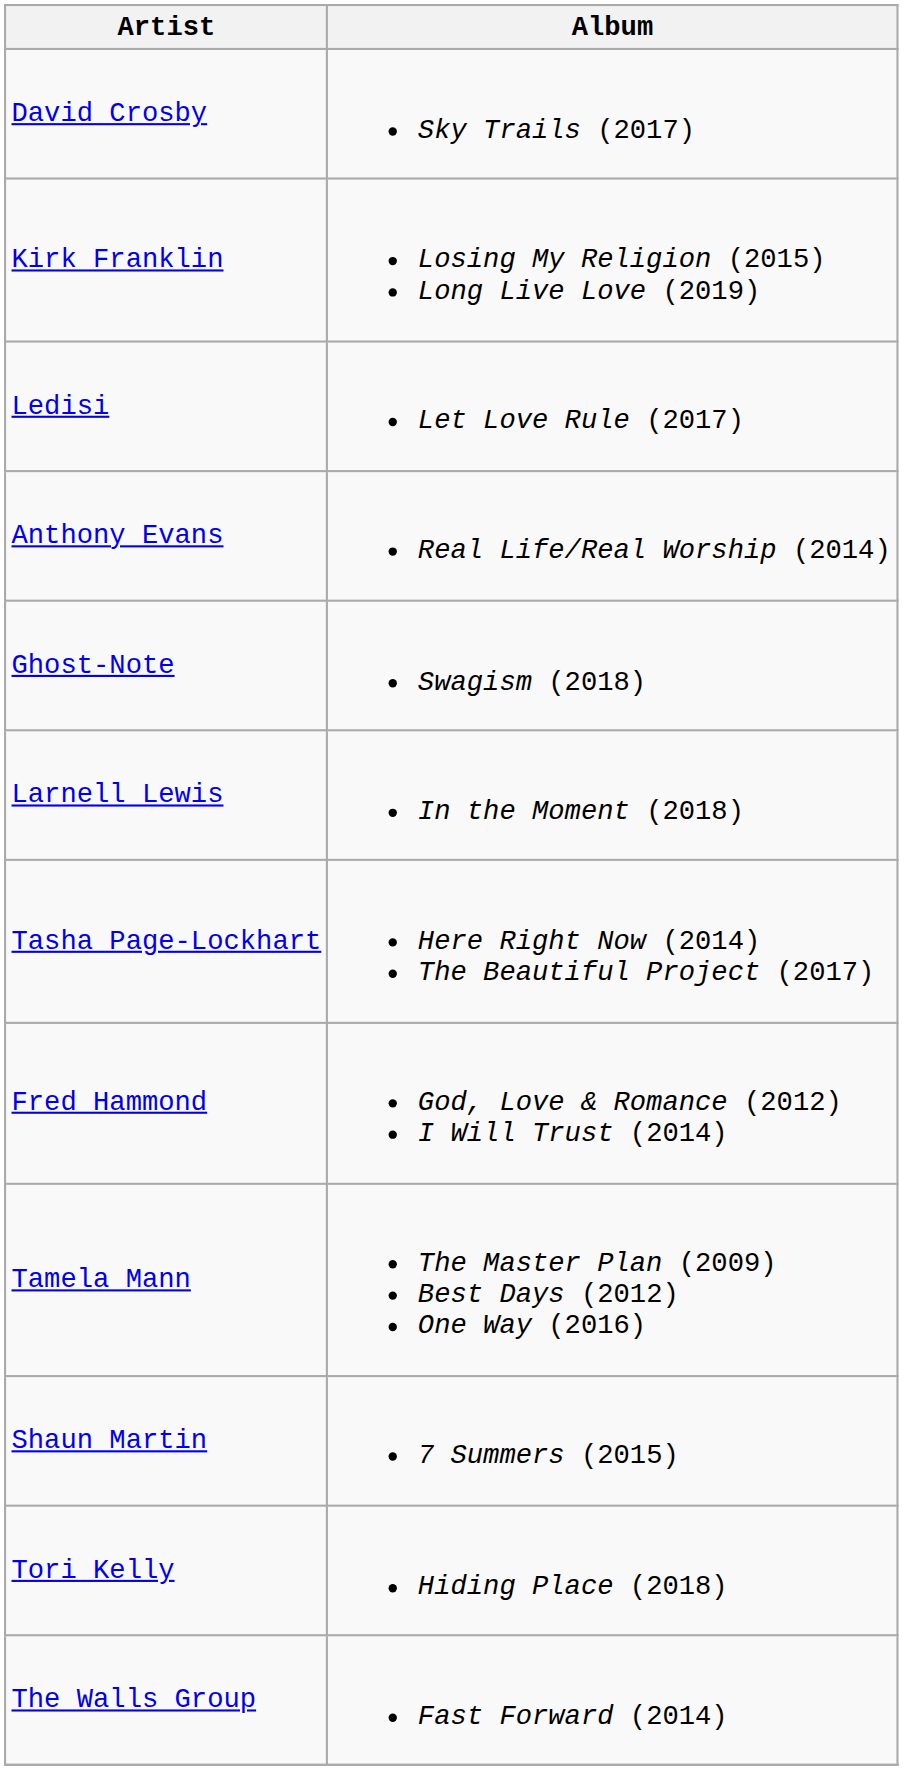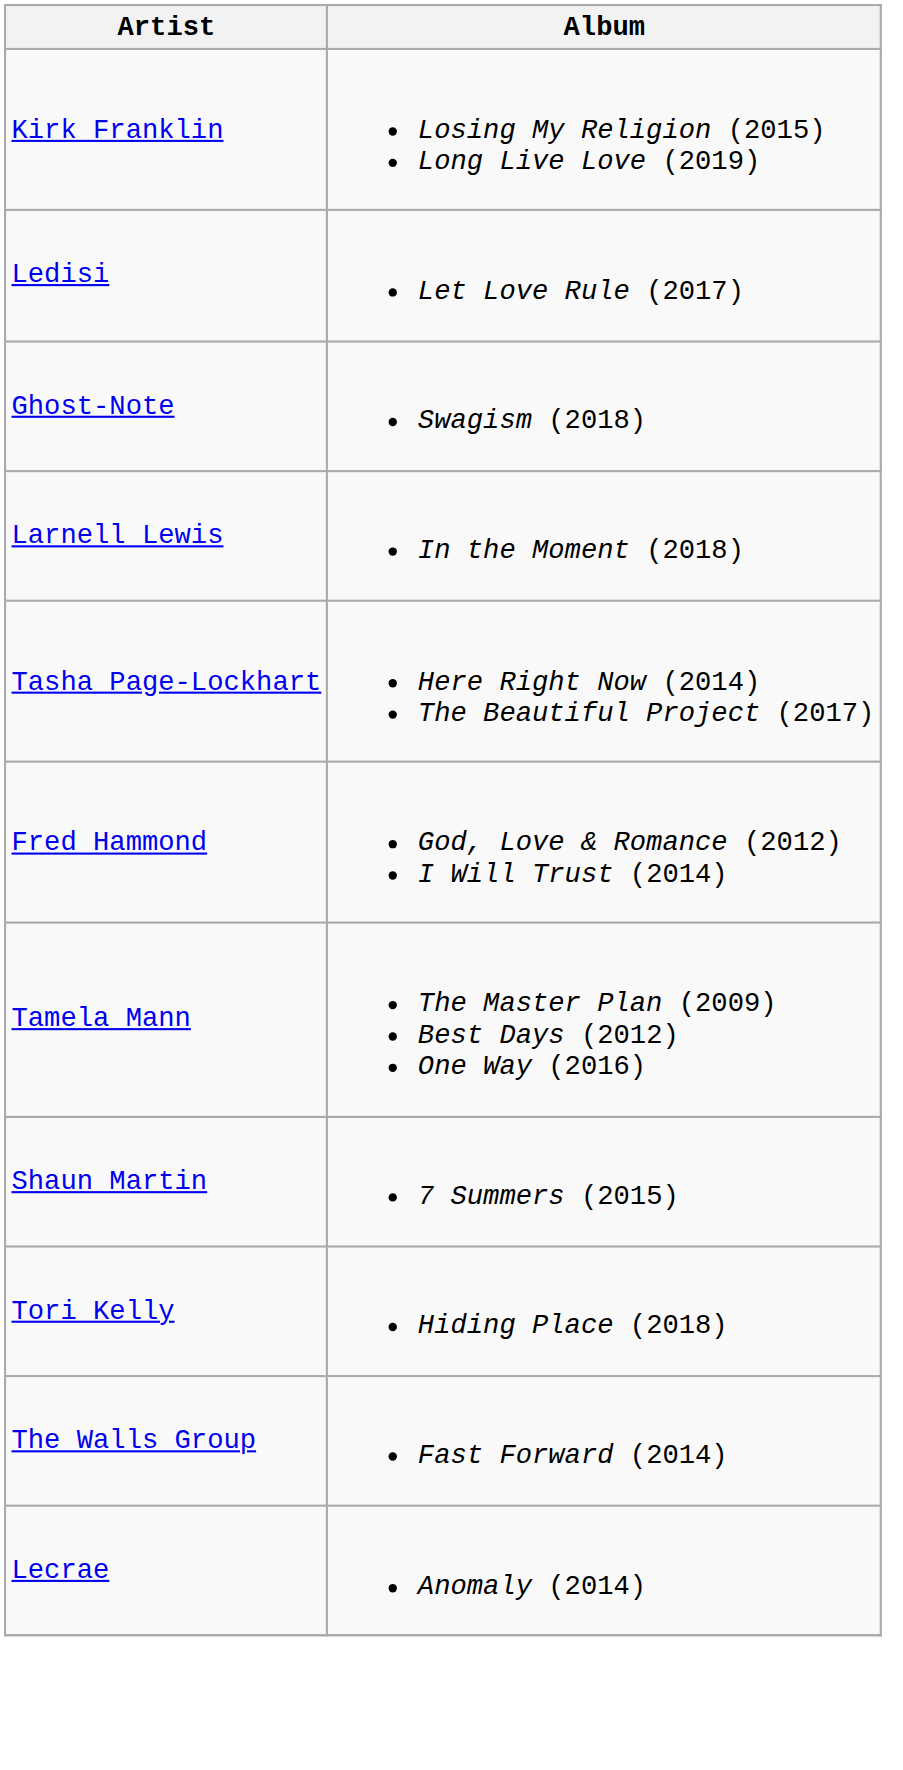- row: (109, 114)
- row: (117, 536)
+ row: (60, 1571)
